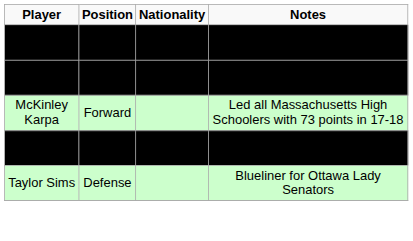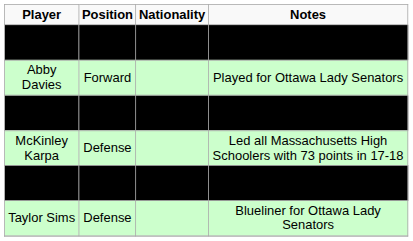(107, 42) Forward -> (107, 42) Defense
+ row: (42, 77)
(107, 112) Forward -> (107, 148) Defense
